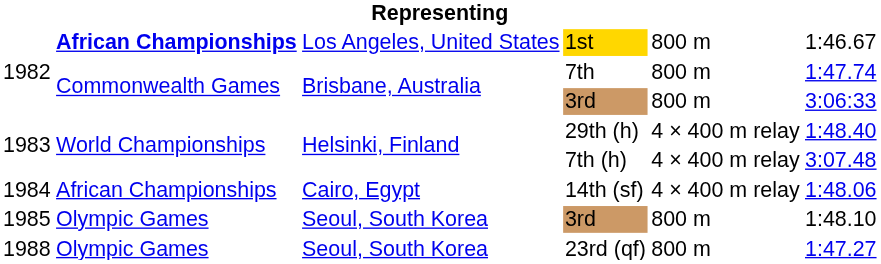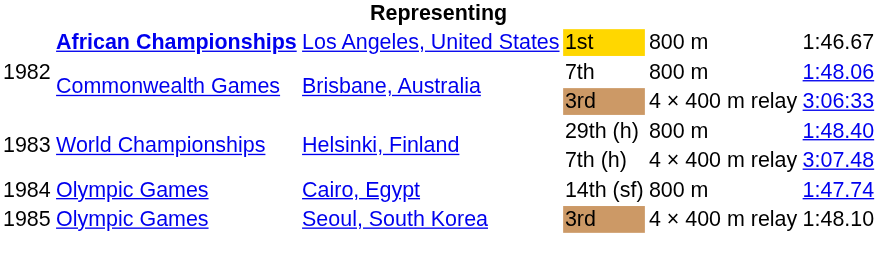(841, 71) 1:47.74 -> (838, 71) 1:48.06
(681, 101) 800 m -> (723, 101) 4 × 400 m relay
(725, 130) 4 × 400 m relay -> (679, 130) 800 m
(166, 189) African Championships -> (132, 189) Olympic Games
(725, 189) 4 × 400 m relay -> (679, 189) 800 m
(841, 189) 1:48.06 -> (838, 189) 1:47.74
(681, 219) 800 m -> (723, 219) 4 × 400 m relay
- row: (27, 248)
